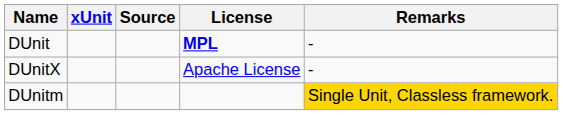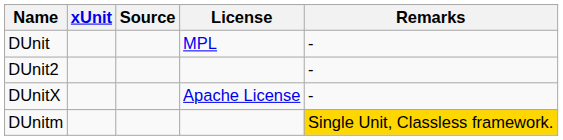(201, 43) bold -> (200, 43) normal
+ row: (33, 69)
